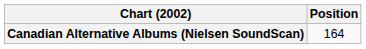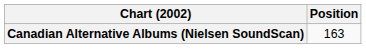(334, 33) 164 -> (334, 33) 163
